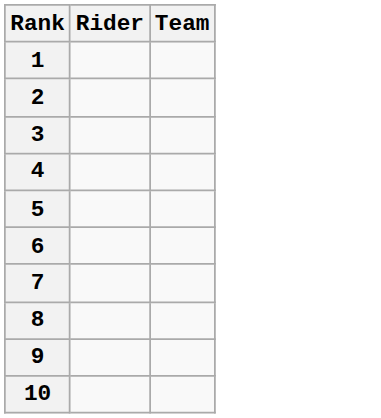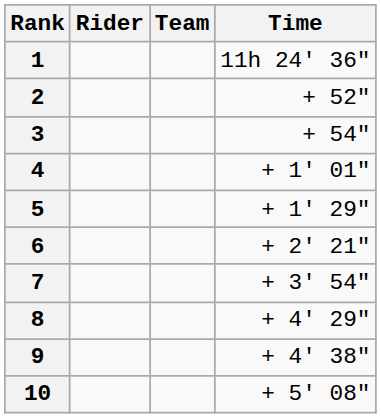+ column: (295, 23)
